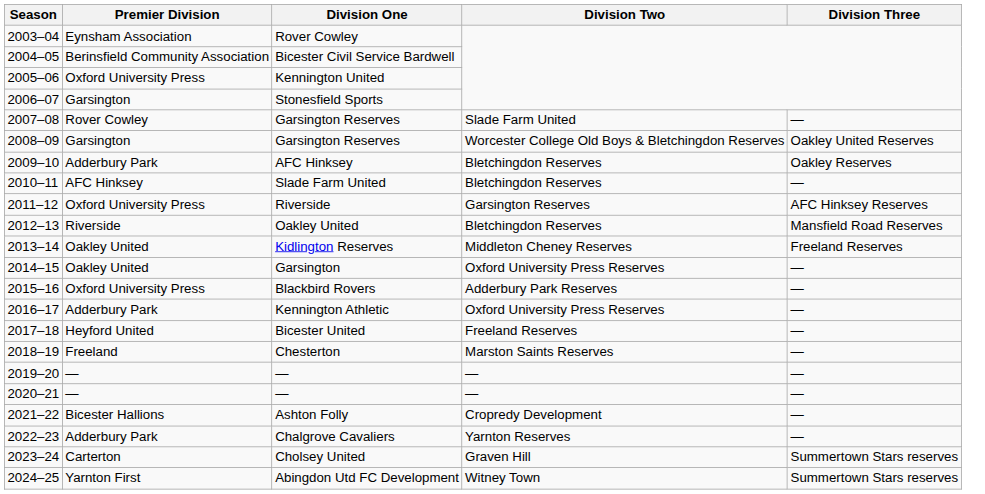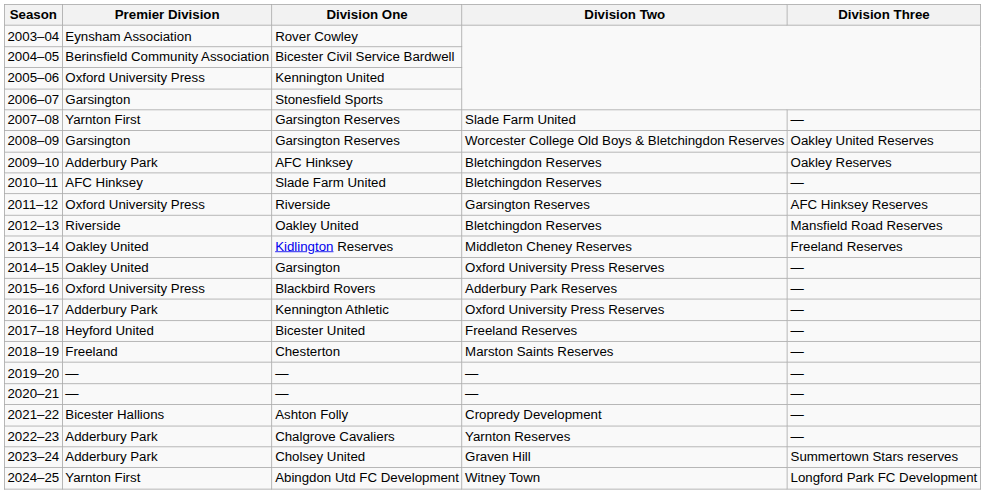(107, 120) Rover Cowley -> (103, 120) Yarnton First
(93, 457) Carterton -> (111, 457) Adderbury Park
(874, 478) Summertown Stars reserves -> (884, 478) Longford Park FC Development
